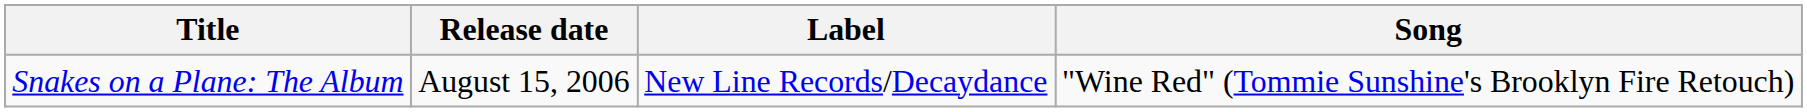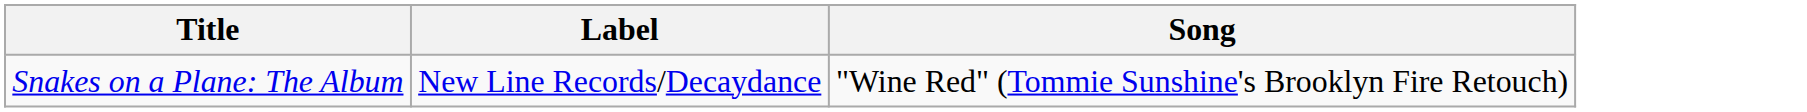- column: (524, 29)
